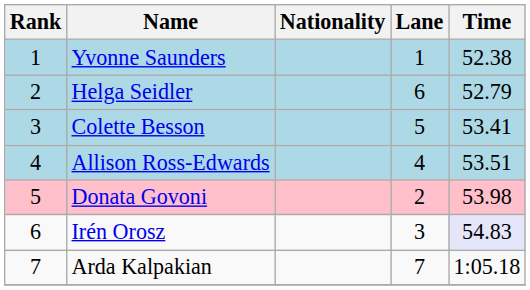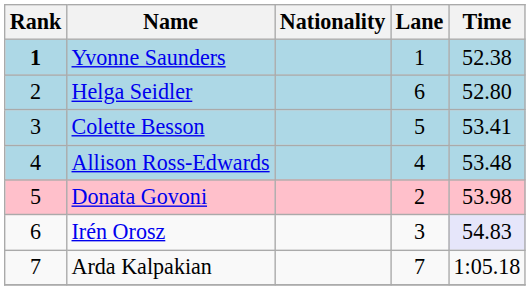(36, 57) normal -> (36, 57) bold
(487, 92) 52.79 -> (487, 92) 52.80
(487, 162) 53.51 -> (487, 162) 53.48
